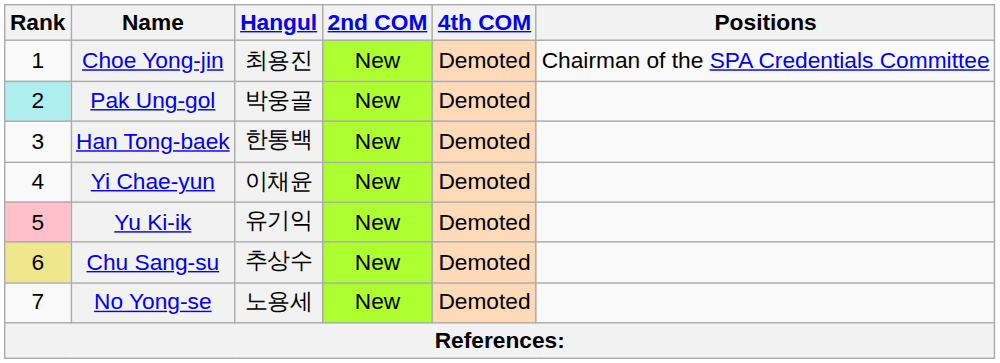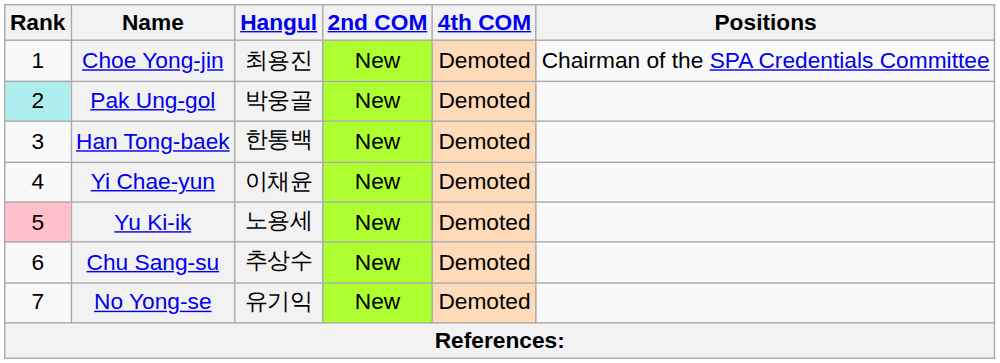(279, 221) 유기익 -> (279, 221) 노용세
(38, 262) khaki background -> (38, 262) no background
(279, 301) 노용세 -> (279, 301) 유기익
